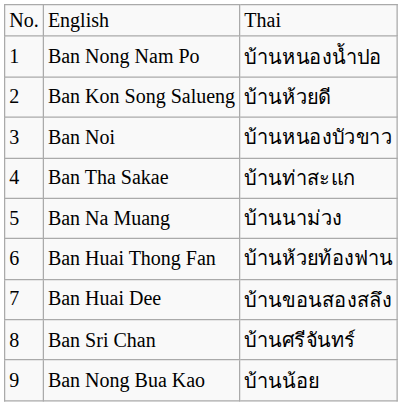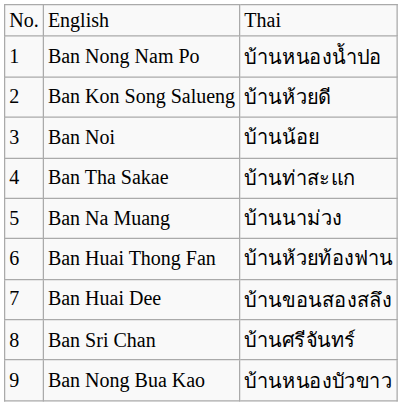(318, 138) บ้านหนองบัวขาว -> (282, 138) บ้านน้อย
(282, 380) บ้านน้อย -> (318, 380) บ้านหนองบัวขาว
